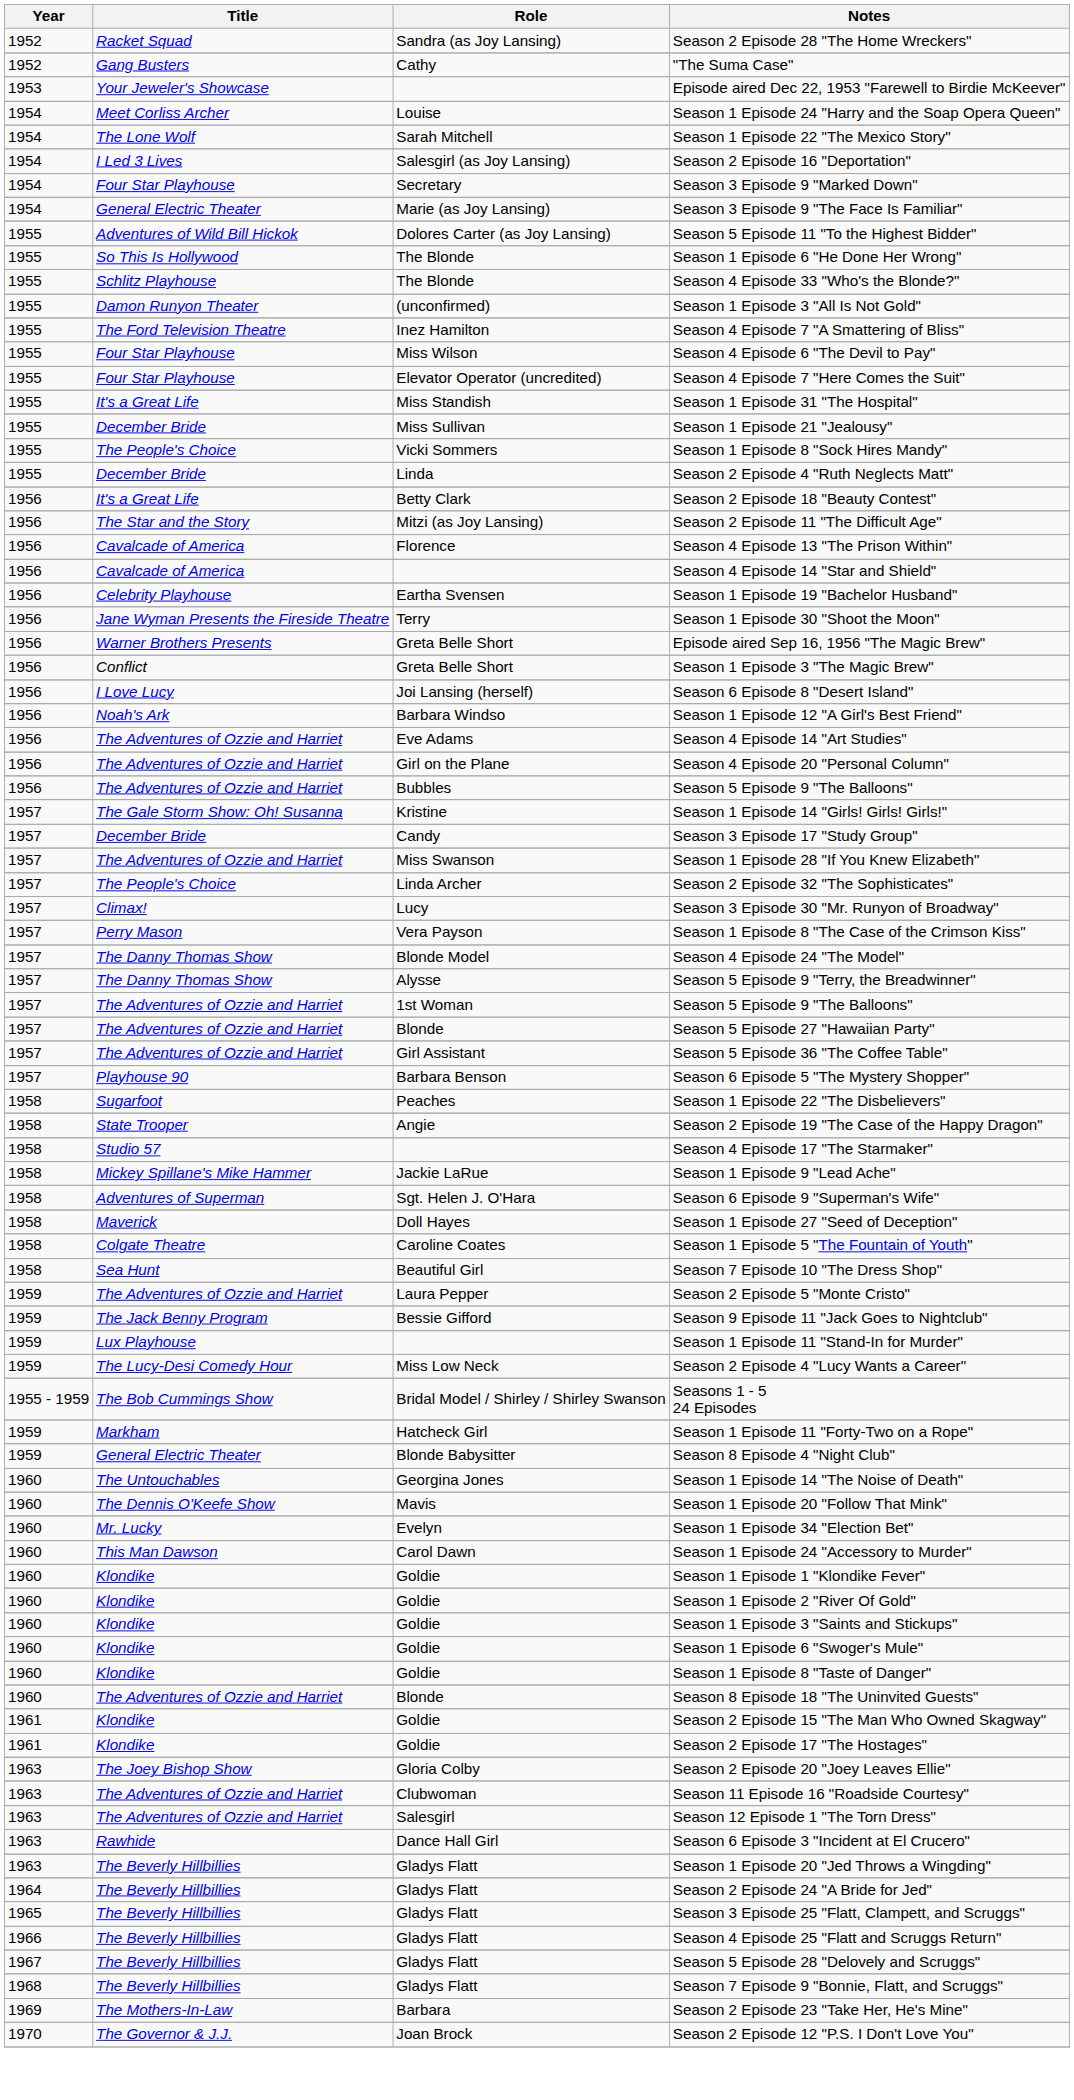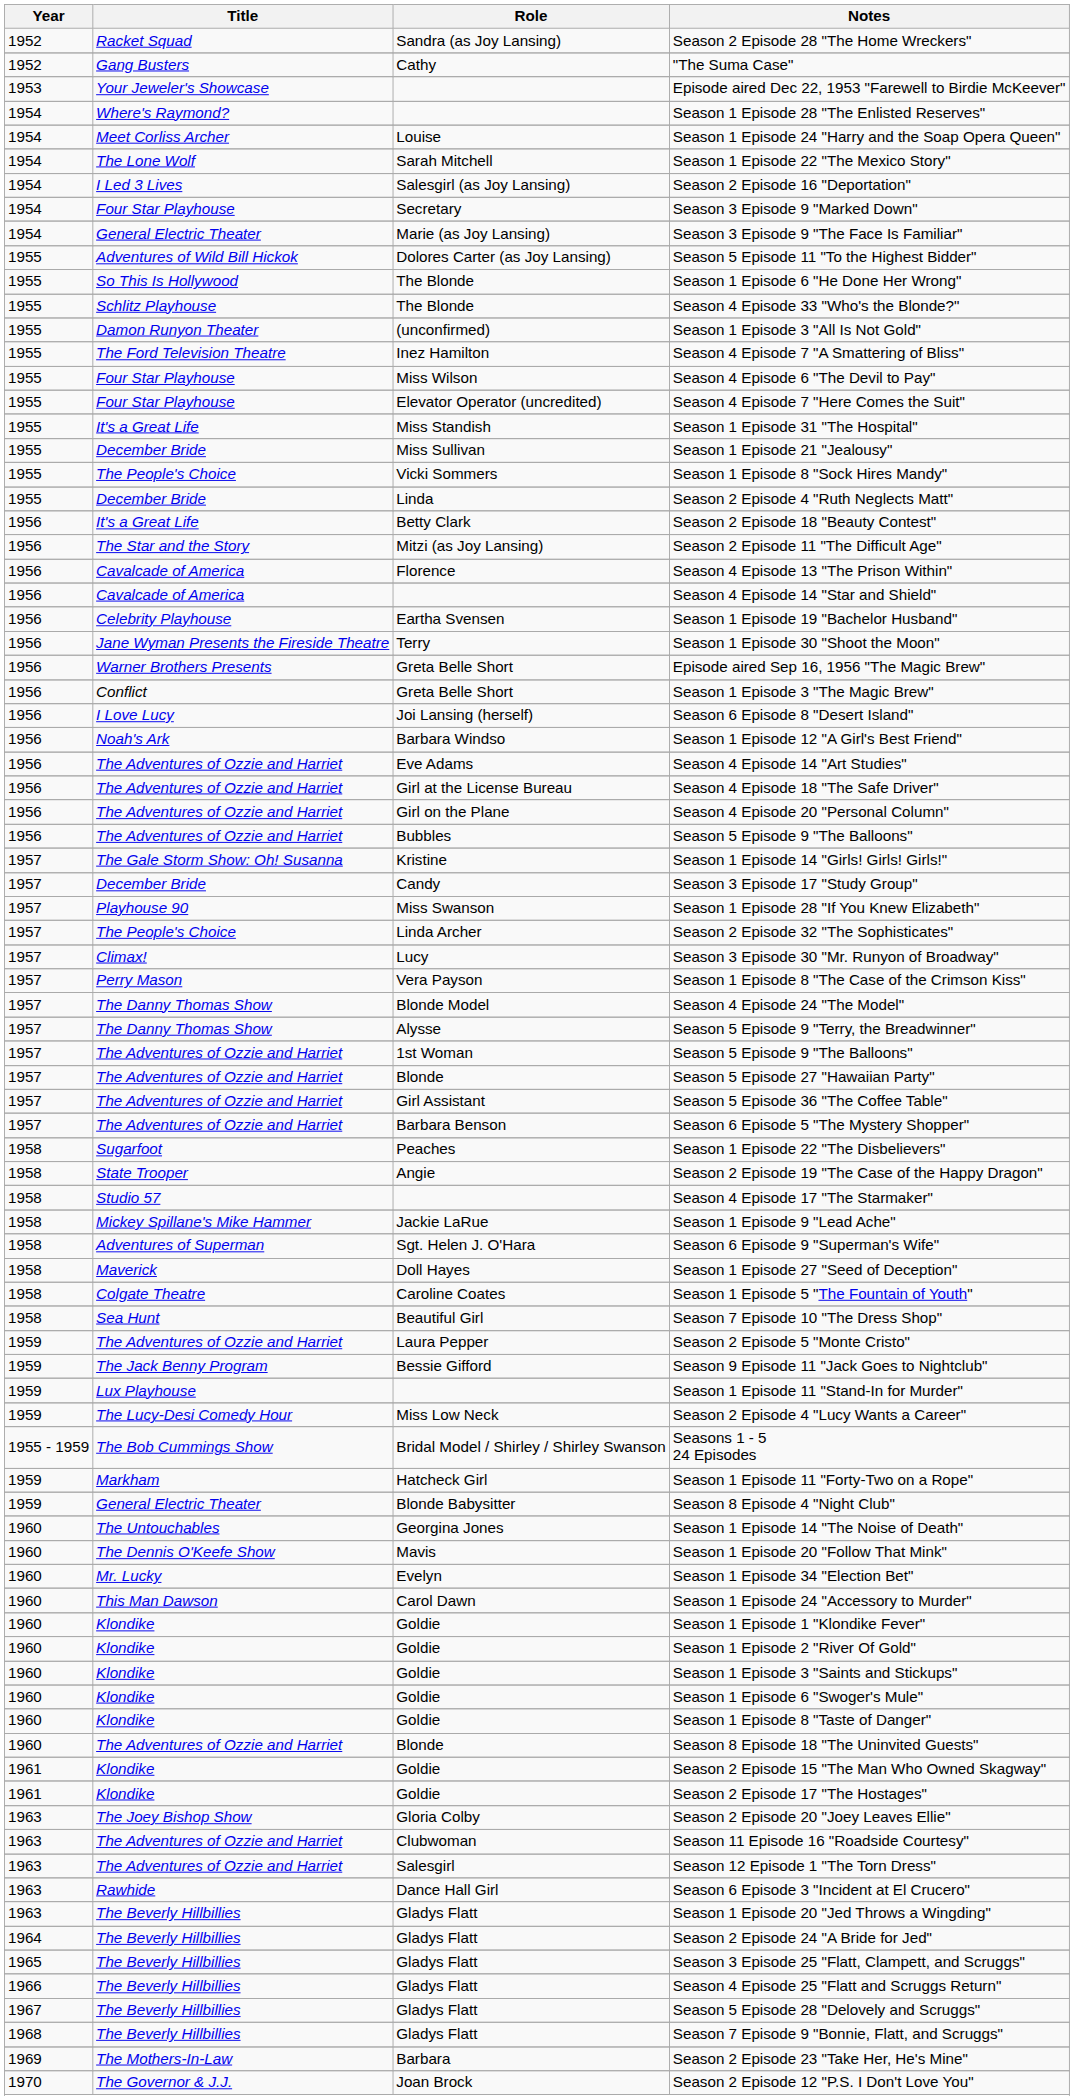+ row: (531, 113)
+ row: (484, 787)
(219, 860) The Adventures of Ozzie and Harriet -> (142, 908) Playhouse 90
(142, 1077) Playhouse 90 -> (219, 1125) The Adventures of Ozzie and Harriet
